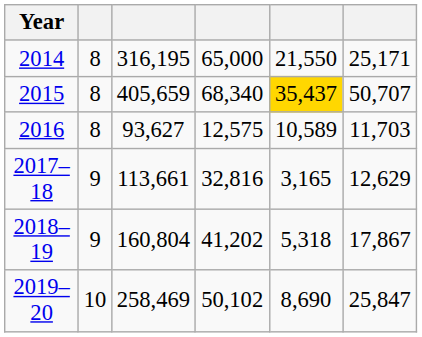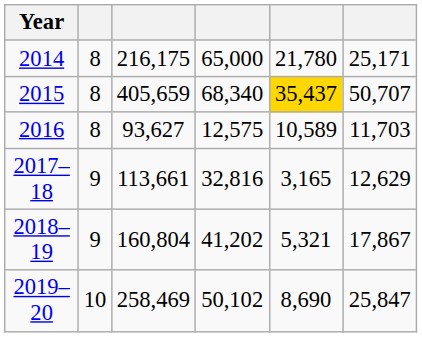(153, 58) 316,195 -> (153, 58) 216,175
(306, 58) 21,550 -> (306, 58) 21,780
(306, 239) 5,318 -> (306, 239) 5,321
